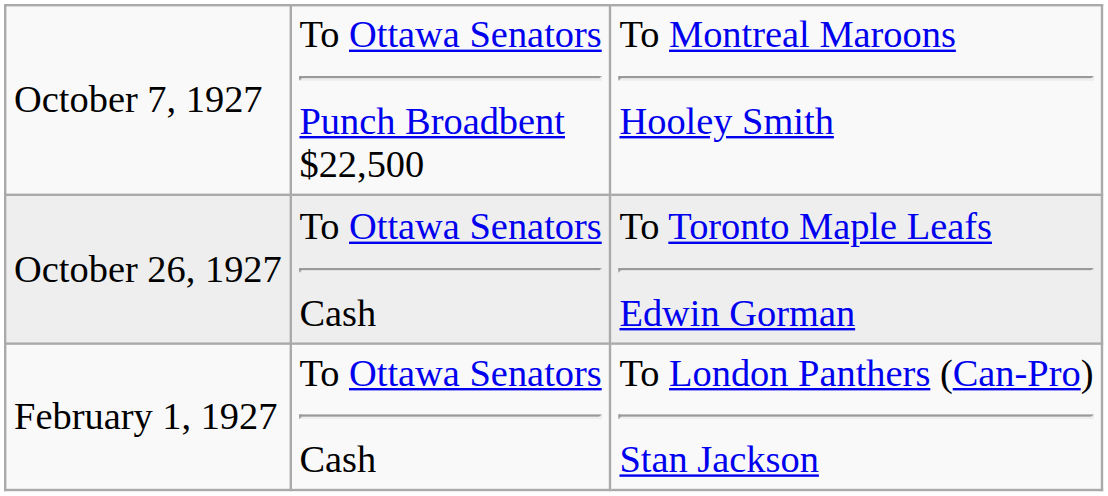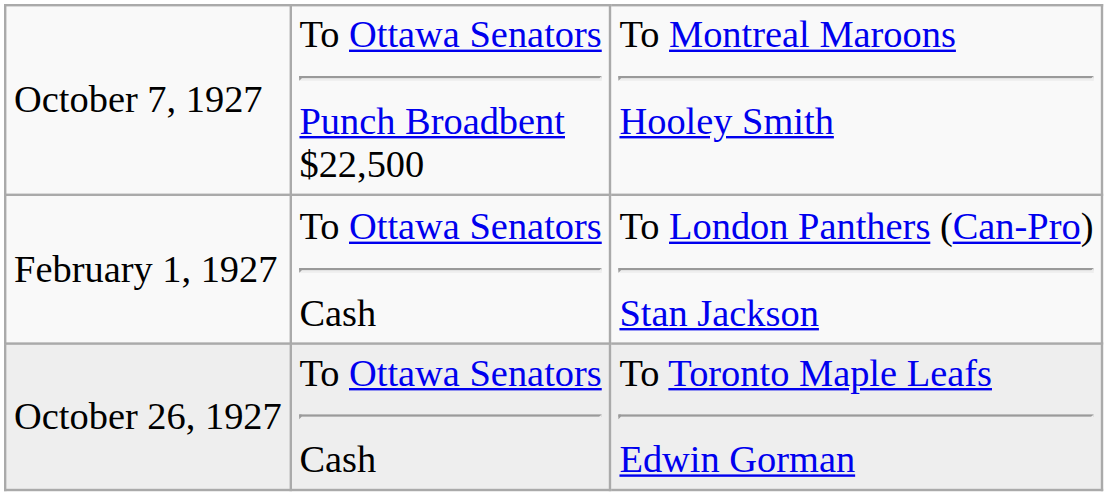rows swapped: (148, 268) <-> (146, 415)
